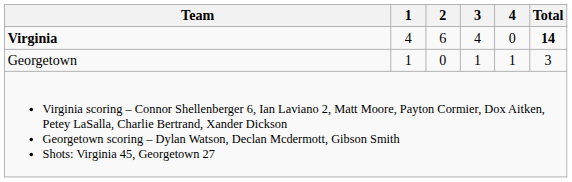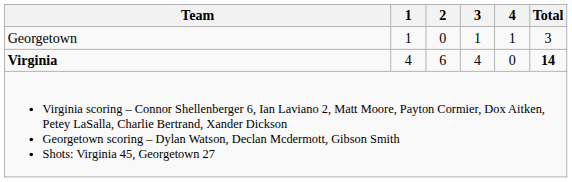rows swapped: (32, 37) <-> (42, 60)
